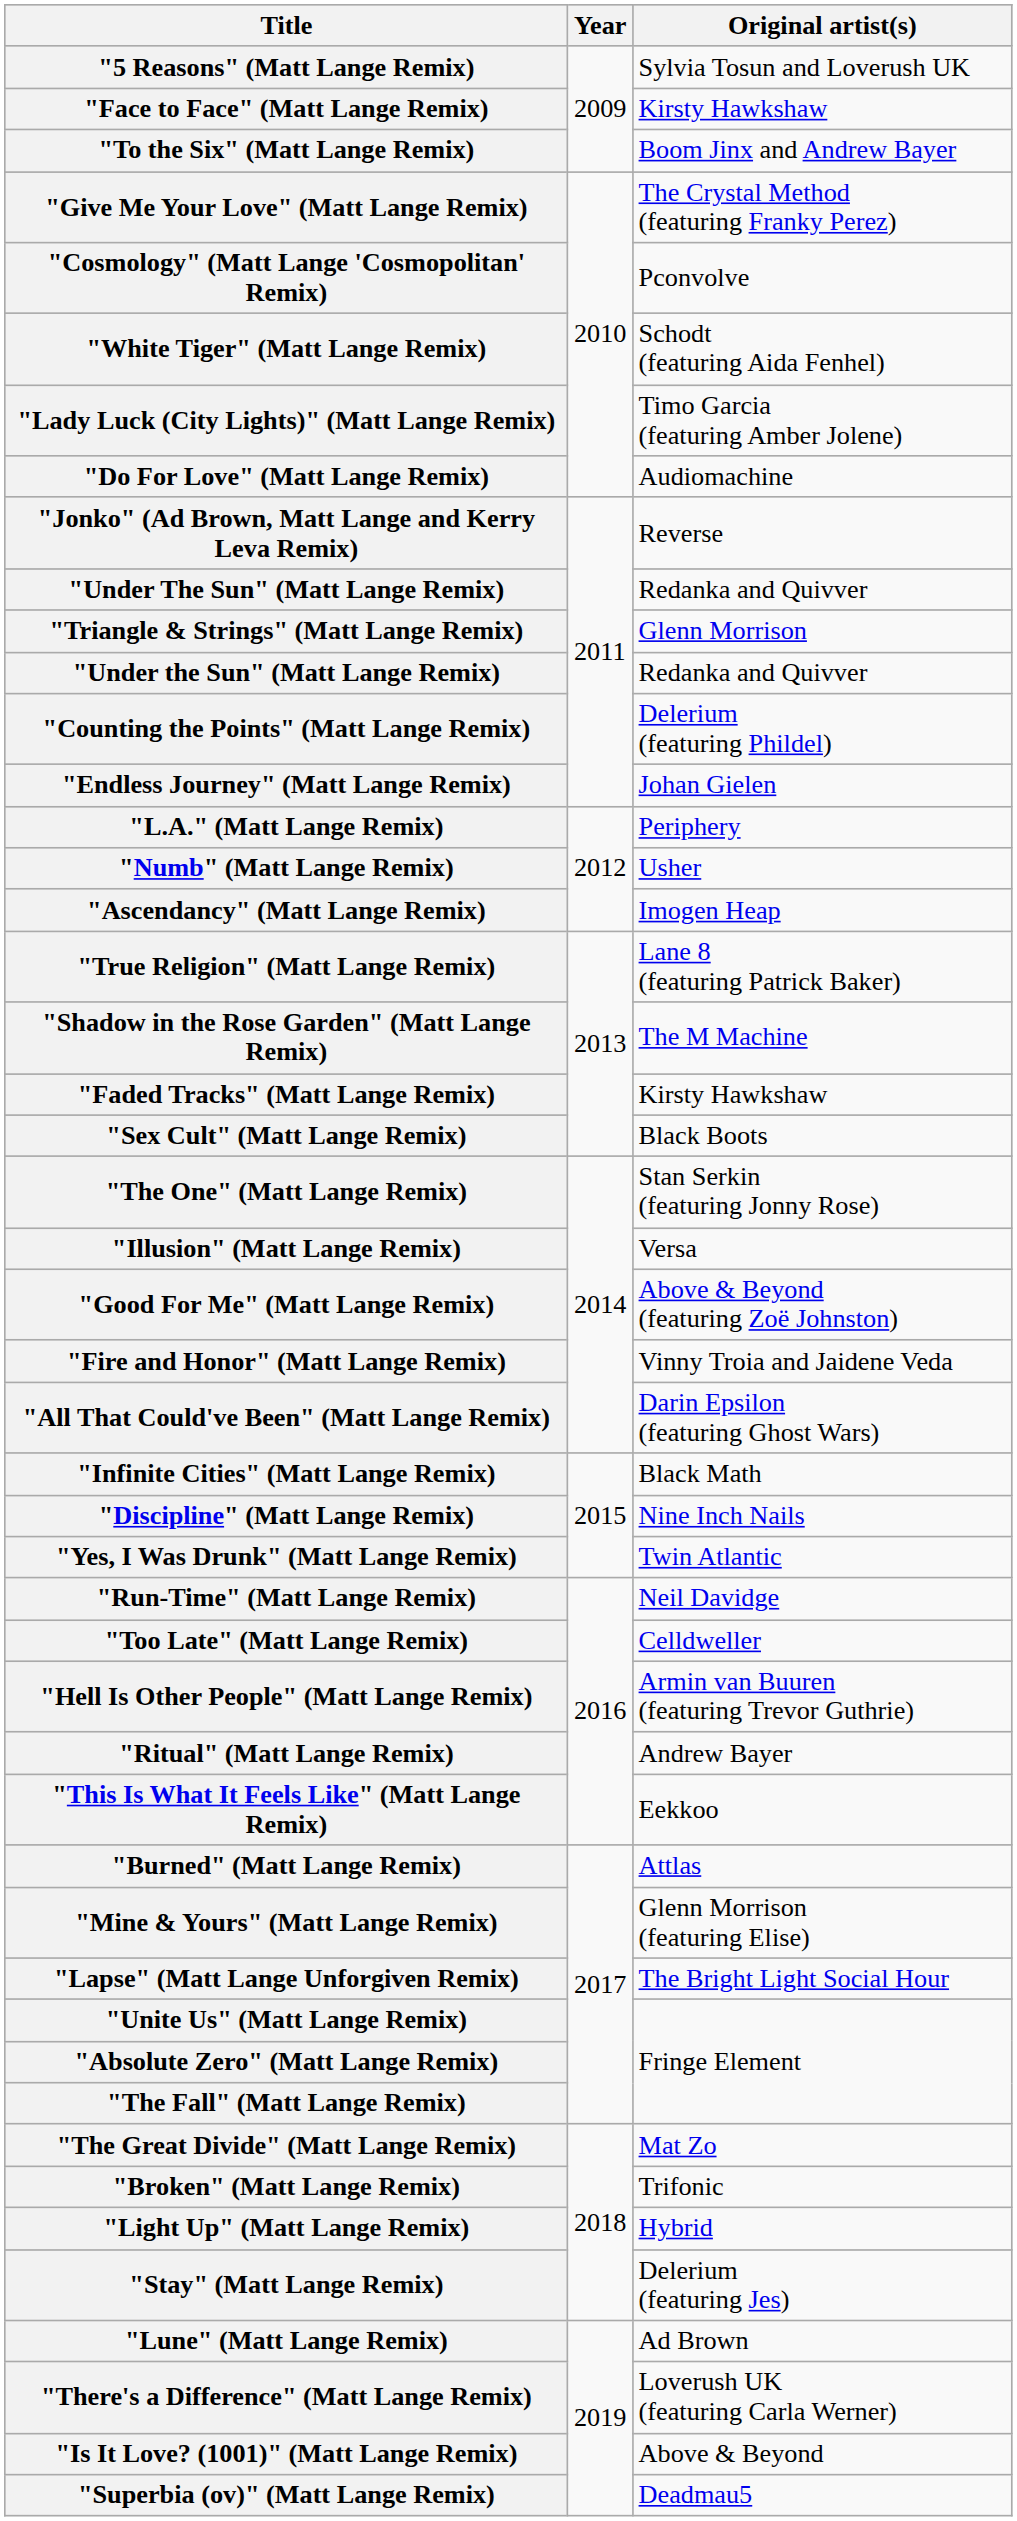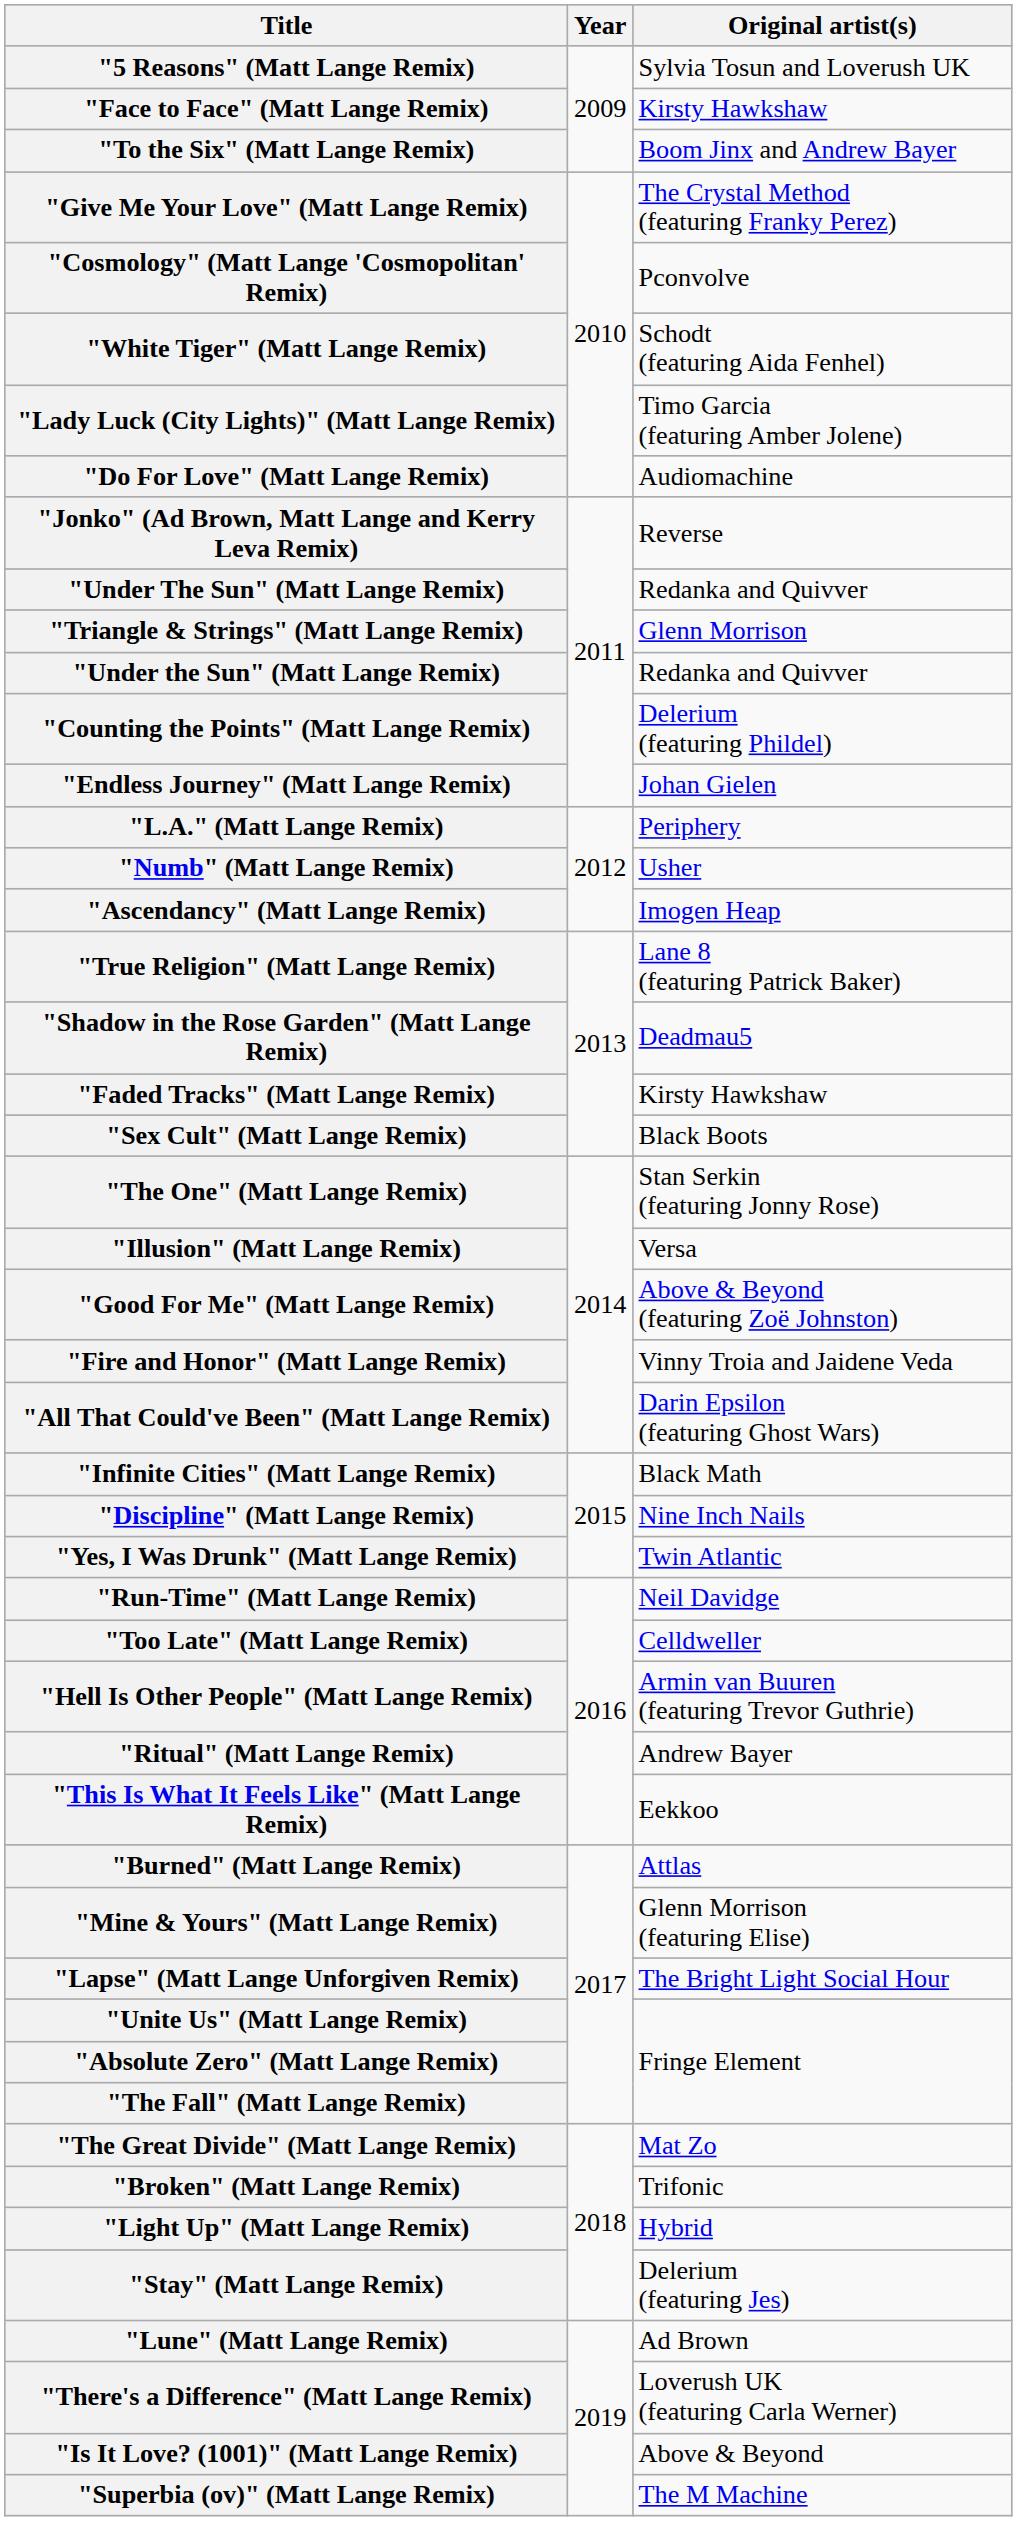(723, 1037) The M Machine -> (695, 1037) Deadmau5
(695, 2495) Deadmau5 -> (723, 2495) The M Machine
